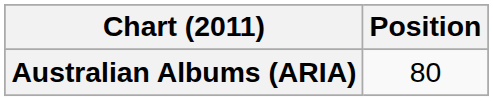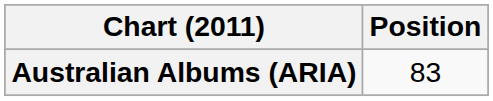(425, 71) 80 -> (425, 71) 83
